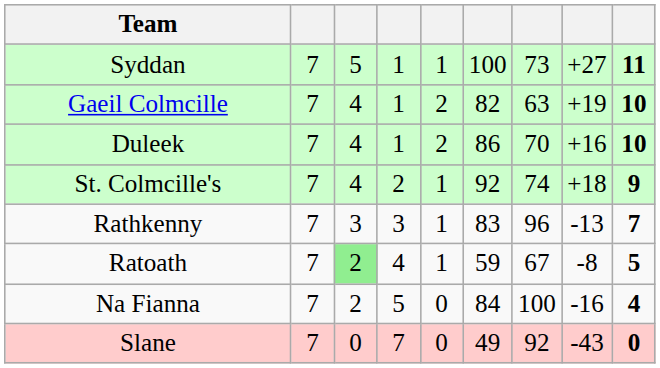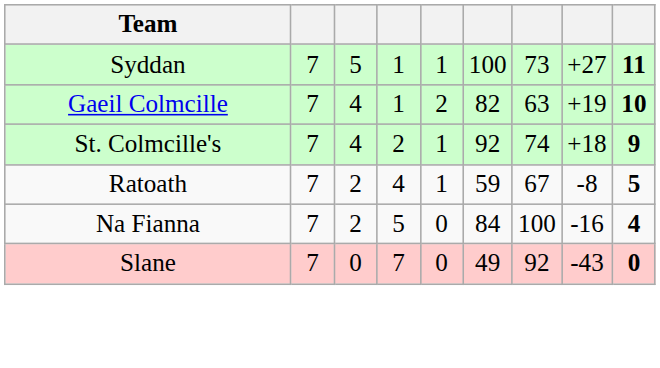- row: (148, 143)
- row: (148, 223)
(356, 263) lightgreen background -> (356, 183) no background
